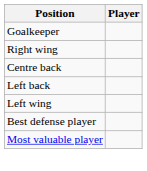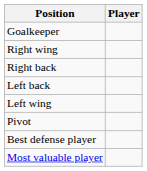+ row: (32, 67)
- row: (34, 67)
+ row: (19, 121)
